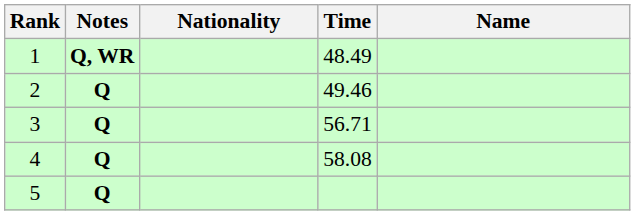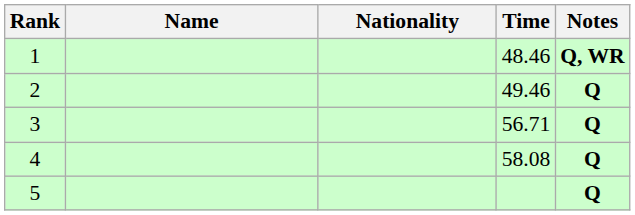columns swapped: (503, 21) <-> (102, 21)
(347, 55) 48.49 -> (526, 55) 48.46
